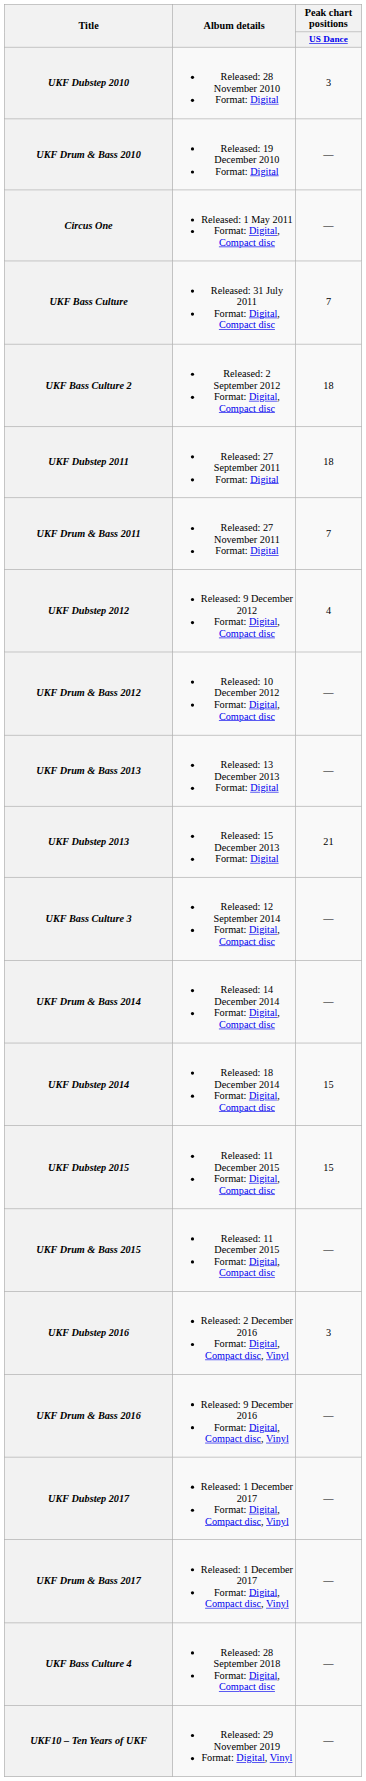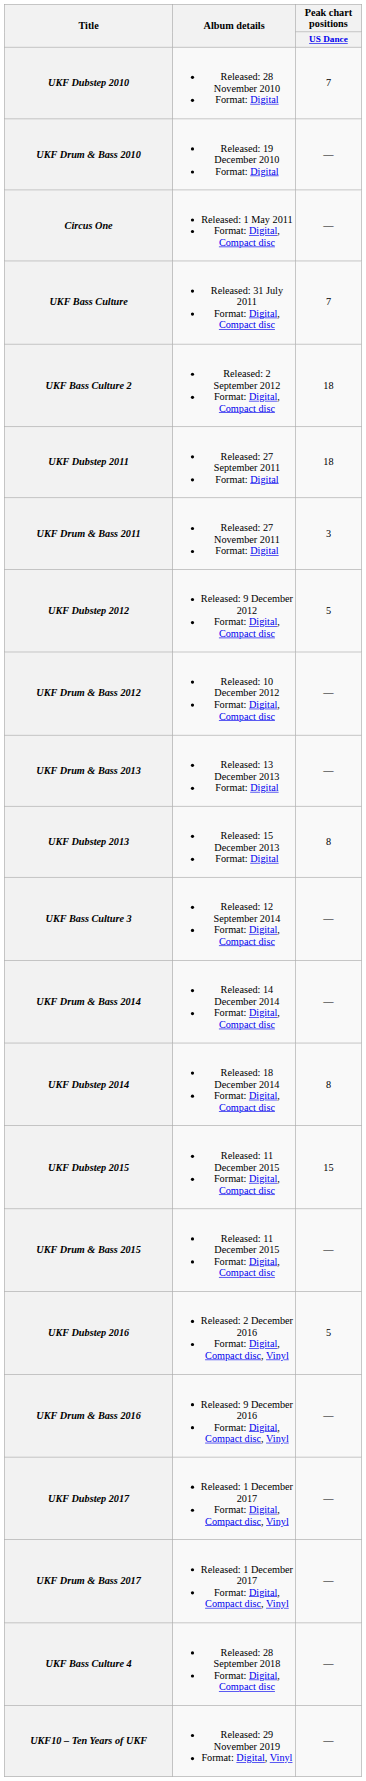(328, 83) 3 -> (328, 83) 7
(328, 533) 7 -> (328, 533) 3
(328, 610) 4 -> (328, 610) 5
(328, 841) 21 -> (328, 841) 8
(328, 1084) 15 -> (328, 1084) 8
(328, 1333) 3 -> (328, 1333) 5
